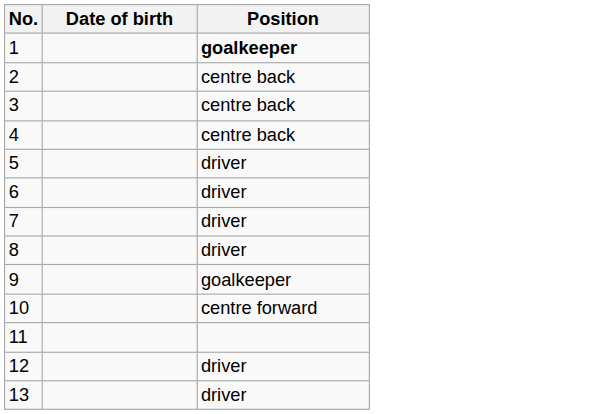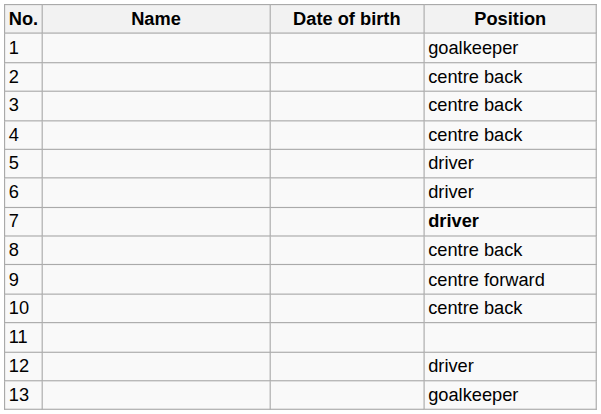+ column: (156, 18)
(249, 47) bold -> (473, 47) normal
(224, 221) normal -> (454, 221) bold
(224, 250) driver -> (475, 250) centre back
(246, 279) goalkeeper -> (486, 279) centre forward
(259, 308) centre forward -> (475, 308) centre back
(224, 395) driver -> (473, 395) goalkeeper
